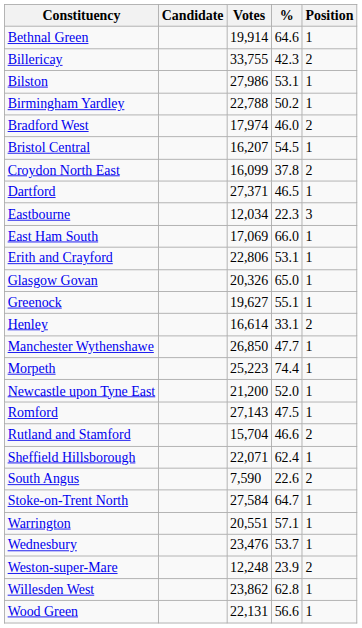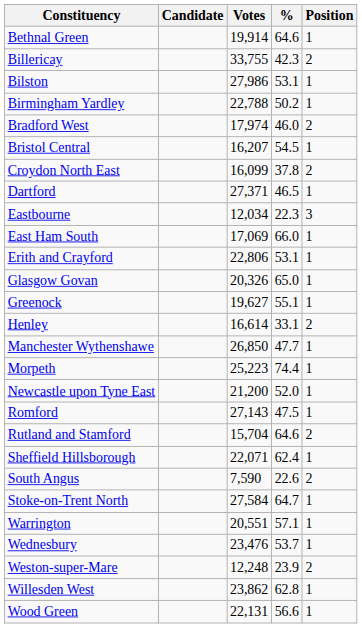(287, 434) 46.6 -> (287, 434) 64.6
